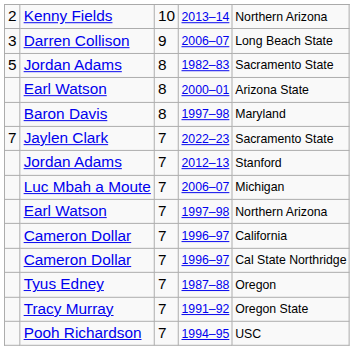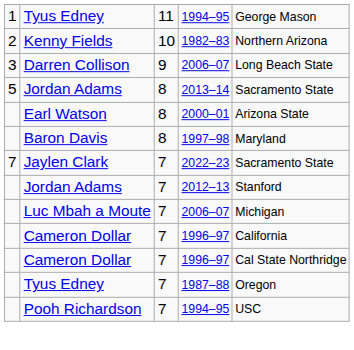+ row: (64, 16)
(205, 17) 2013–14 -> (205, 41) 1982–83
(205, 65) 1982–83 -> (205, 90) 2013–14
- row: (65, 211)
- row: (69, 308)
